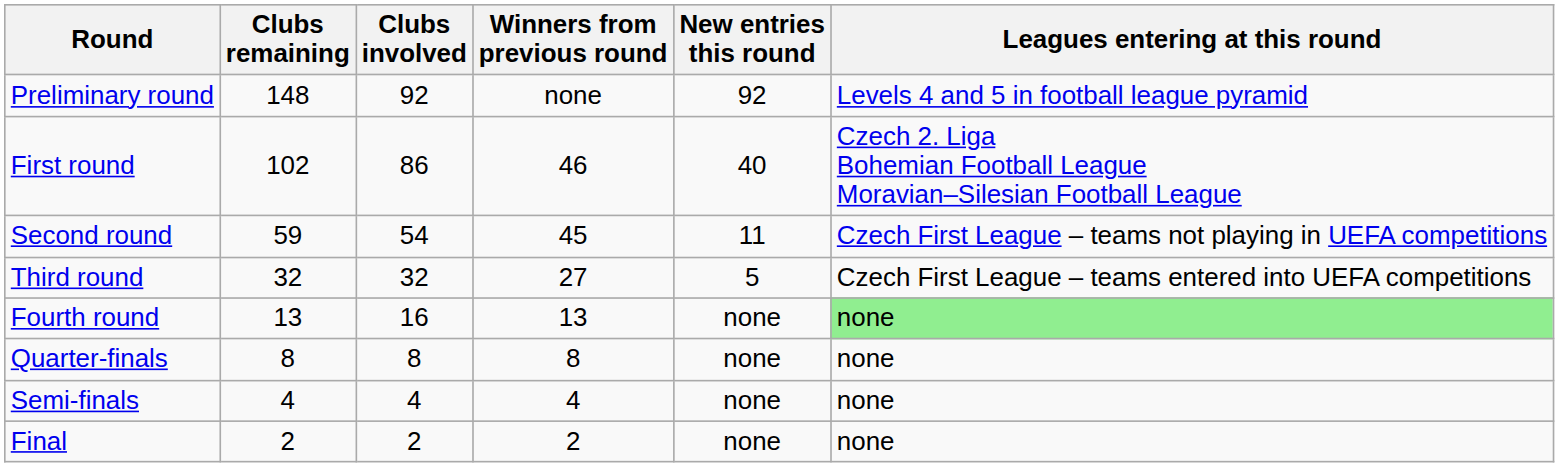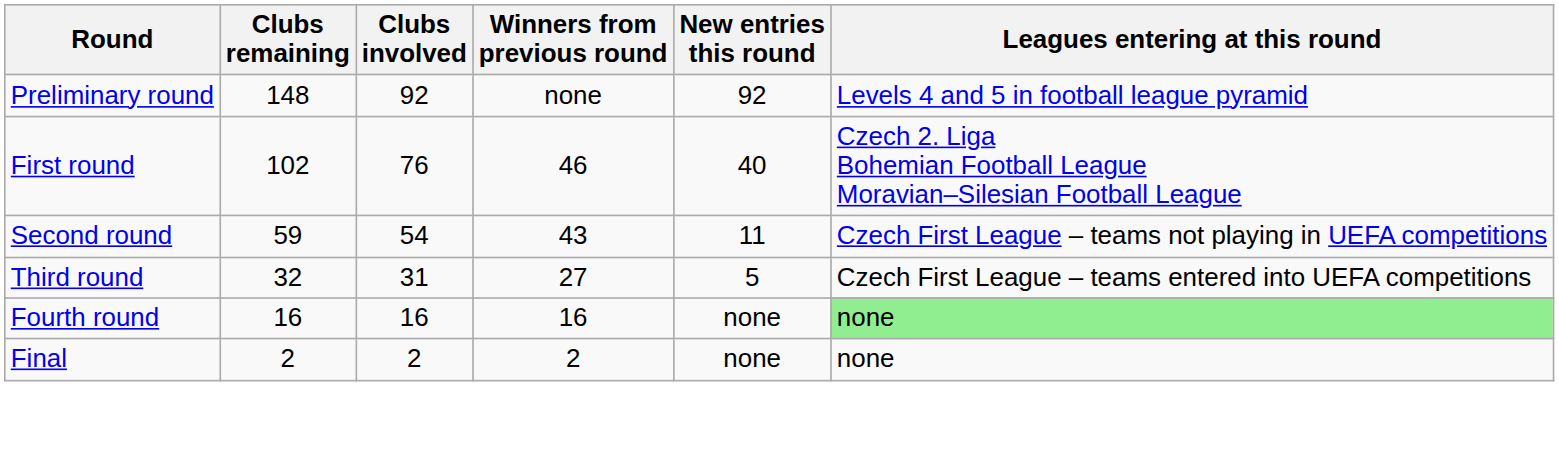(414, 165) 86 -> (414, 165) 76
(573, 235) 45 -> (573, 235) 43
(414, 276) 32 -> (414, 276) 31
(288, 318) 13 -> (288, 318) 16
(573, 318) 13 -> (573, 318) 16
- row: (89, 359)
- row: (75, 400)
